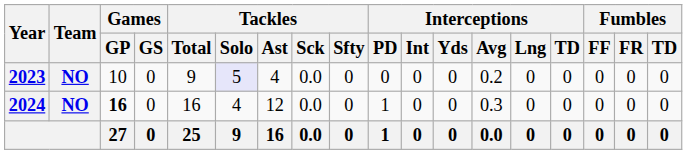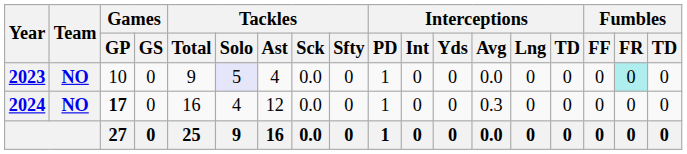(385, 76) 0 -> (385, 76) 1
(491, 76) 0.2 -> (491, 76) 0.0
(631, 76) no background -> (631, 76) paleturquoise background
(118, 105) 16 -> (118, 105) 17
